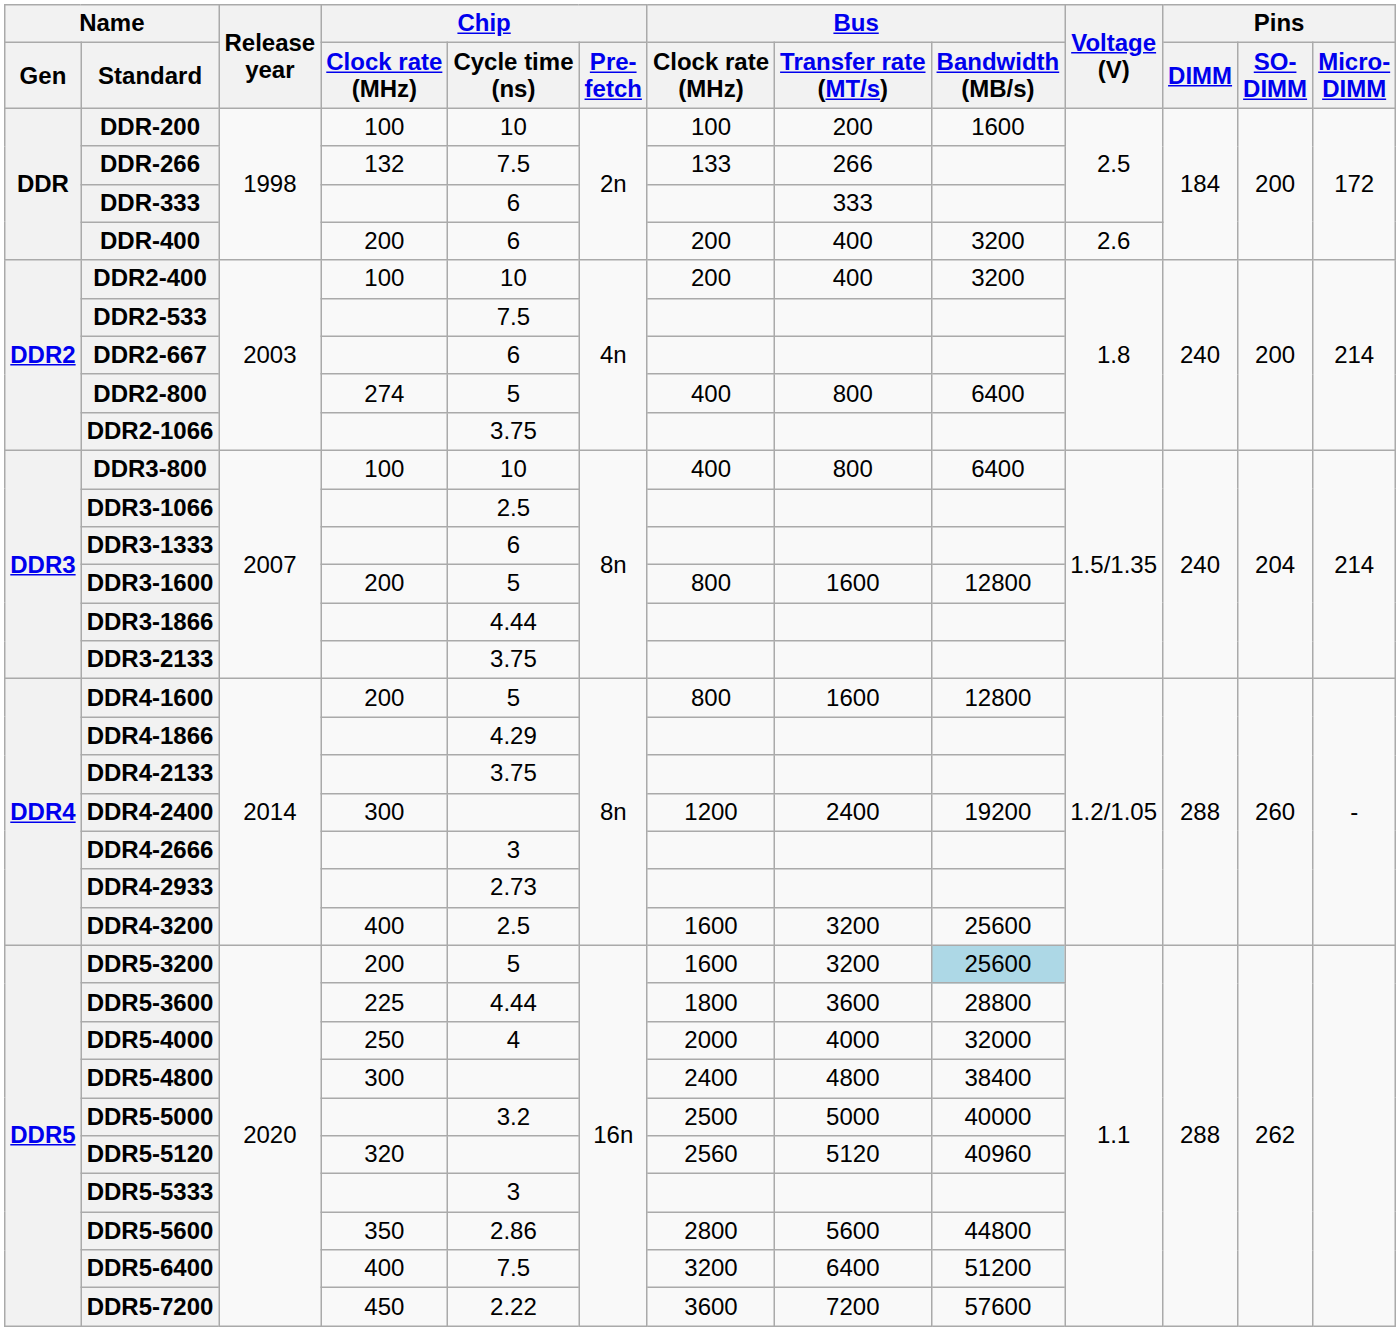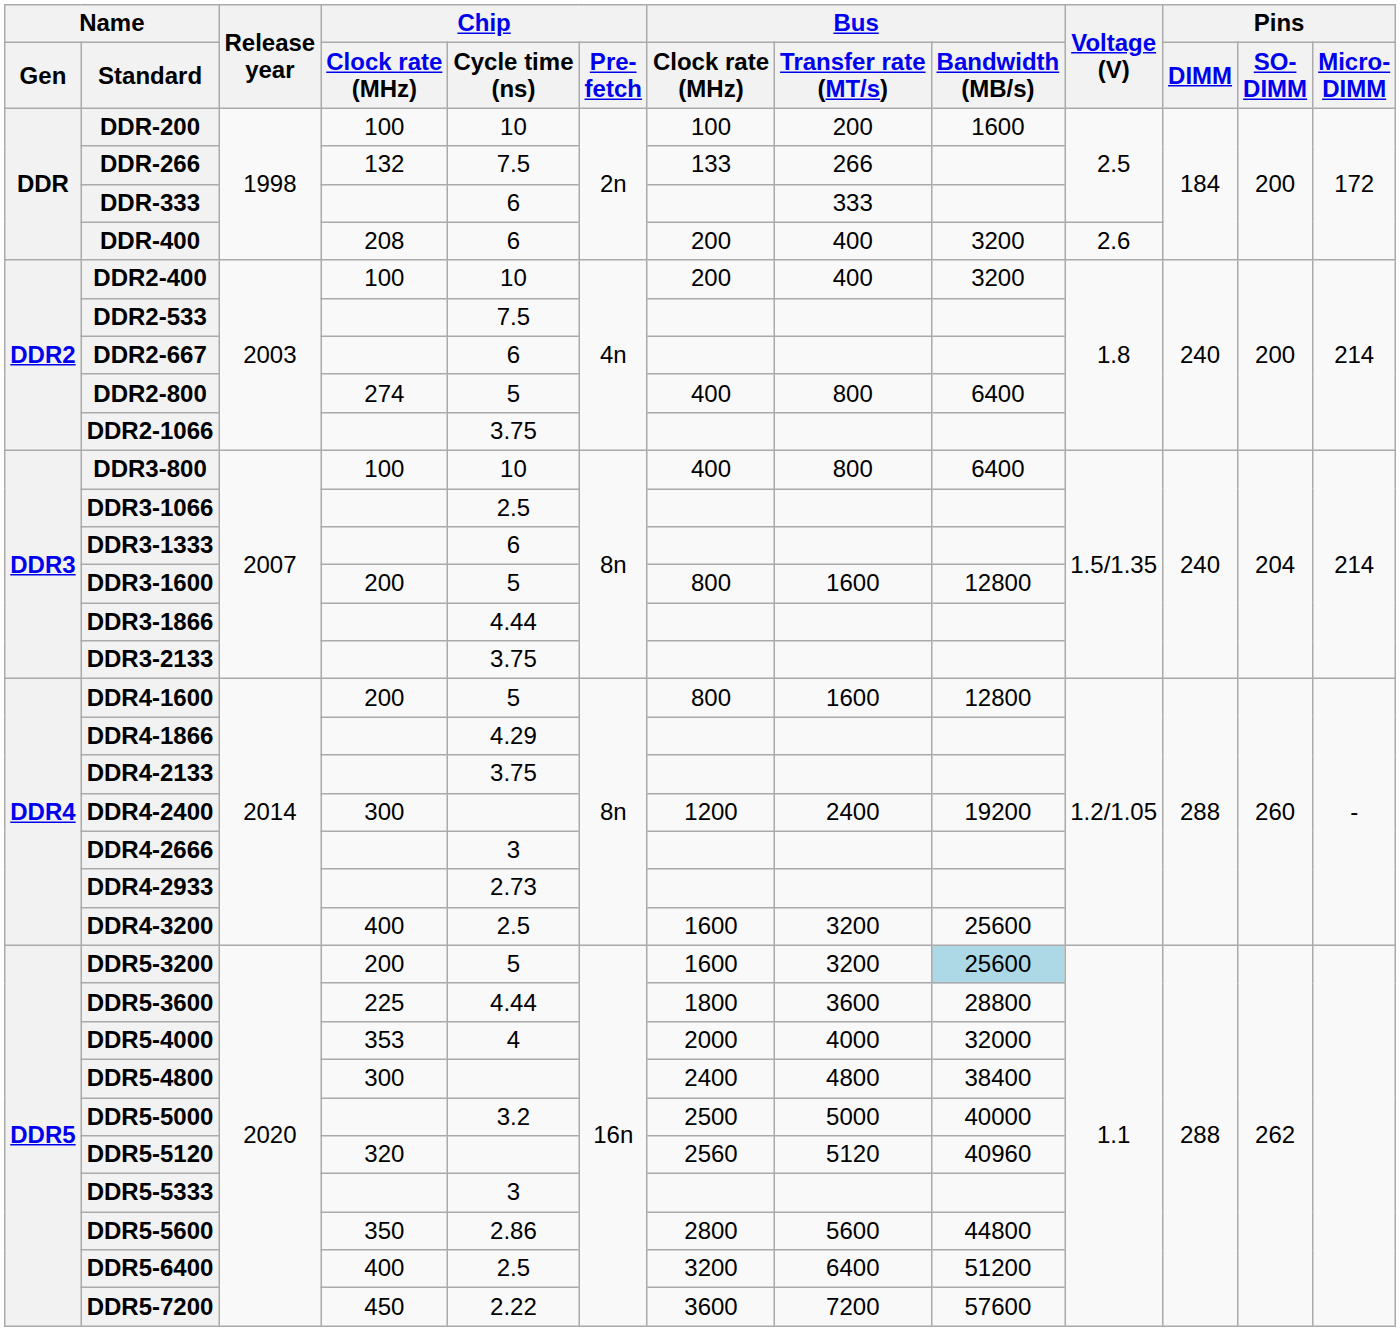(384, 240) 200 -> (384, 240) 208
(384, 1040) 250 -> (384, 1040) 353
(513, 1268) 7.5 -> (513, 1268) 2.5
